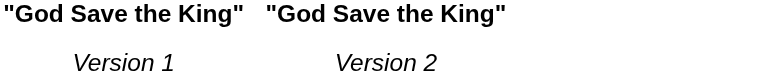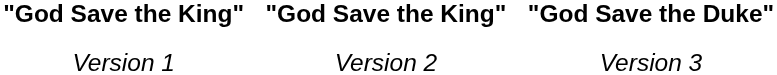+ column: (651, 13)
